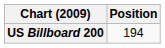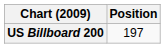(133, 33) 194 -> (133, 33) 197
